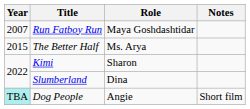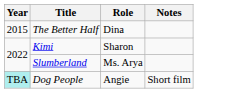- row: (67, 29)
(126, 46) Ms. Arya -> (114, 29) Dina
(117, 79) Dina -> (123, 63) Ms. Arya
